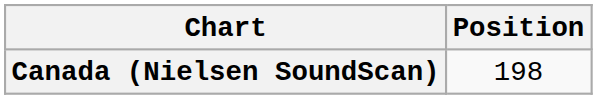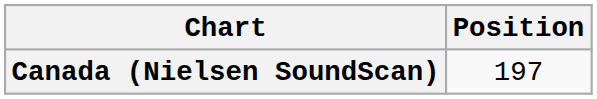(518, 72) 198 -> (518, 72) 197
